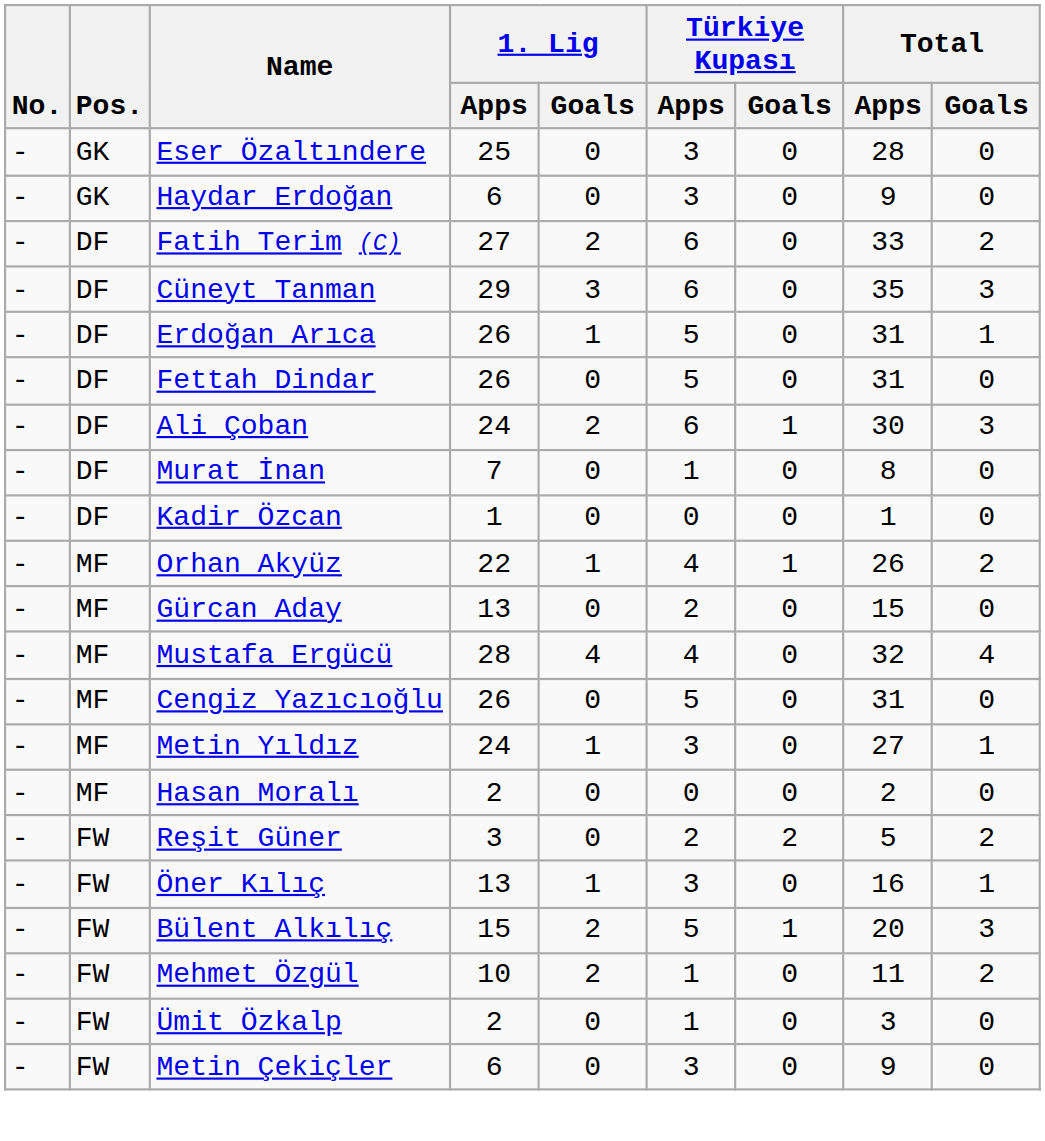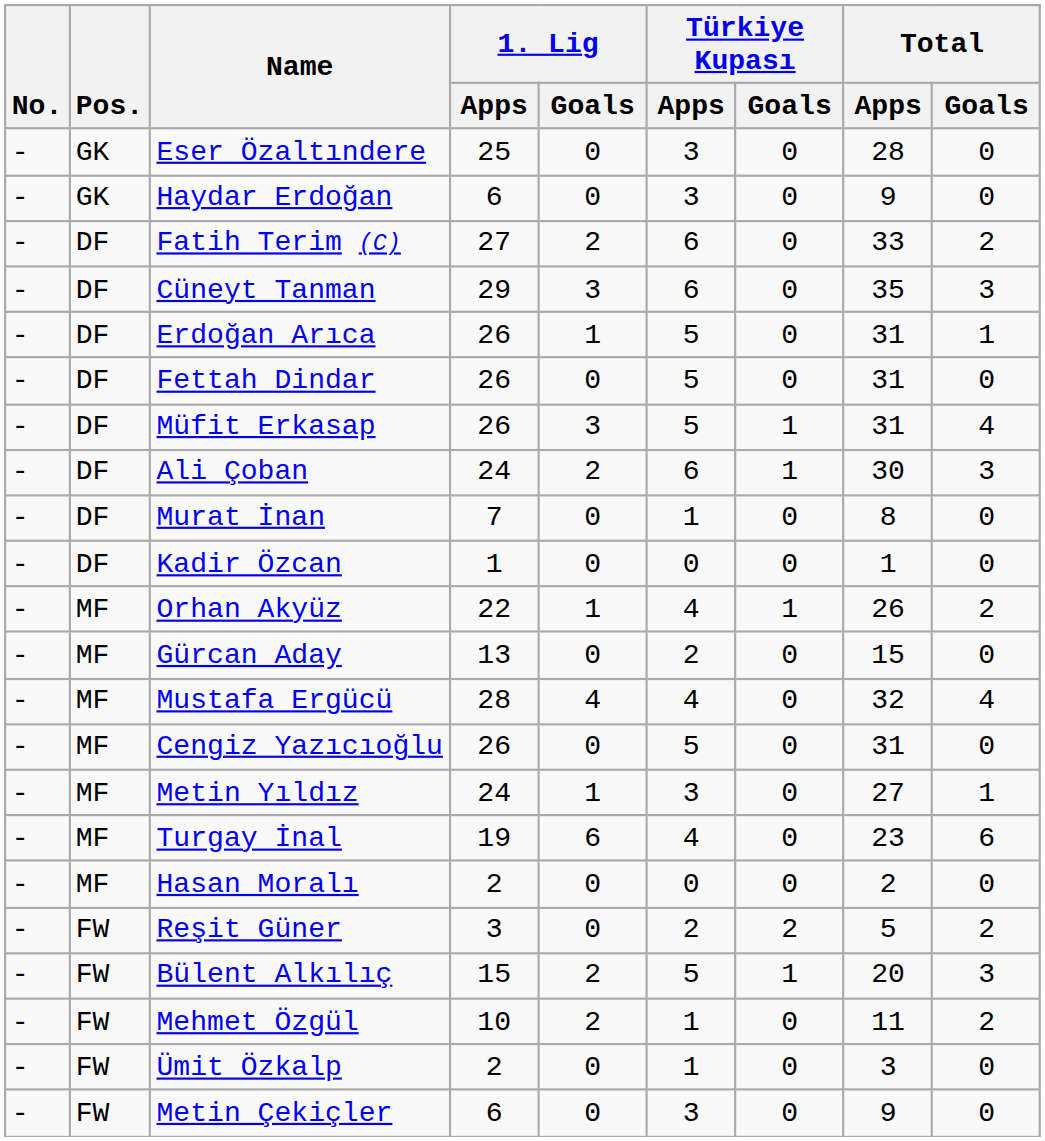+ row: (266, 426)
+ row: (249, 838)
- row: (241, 884)
